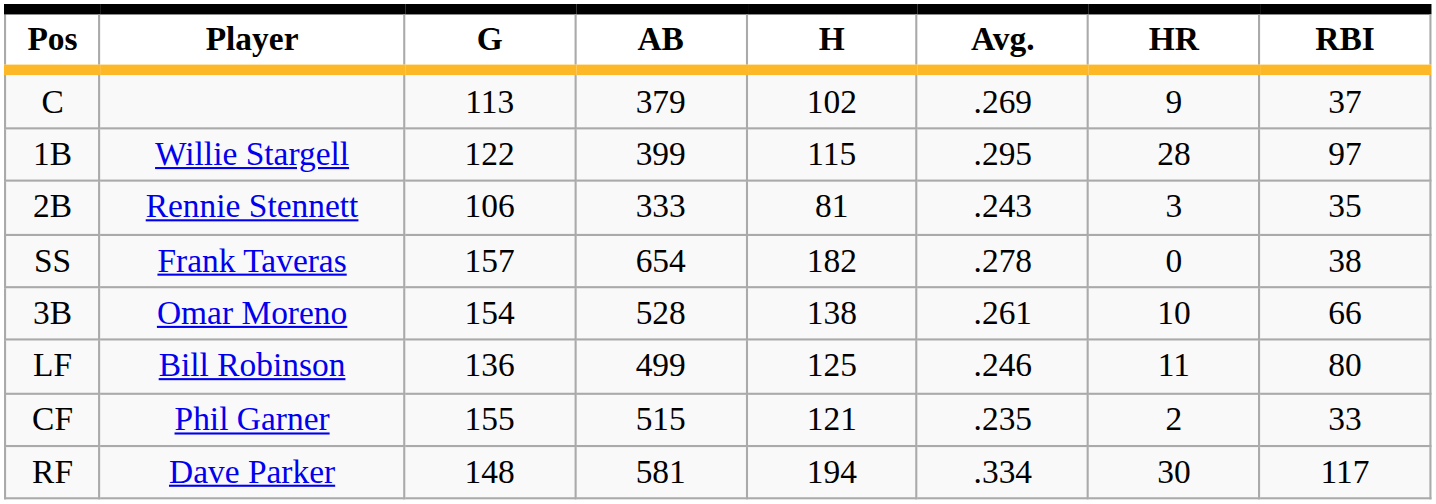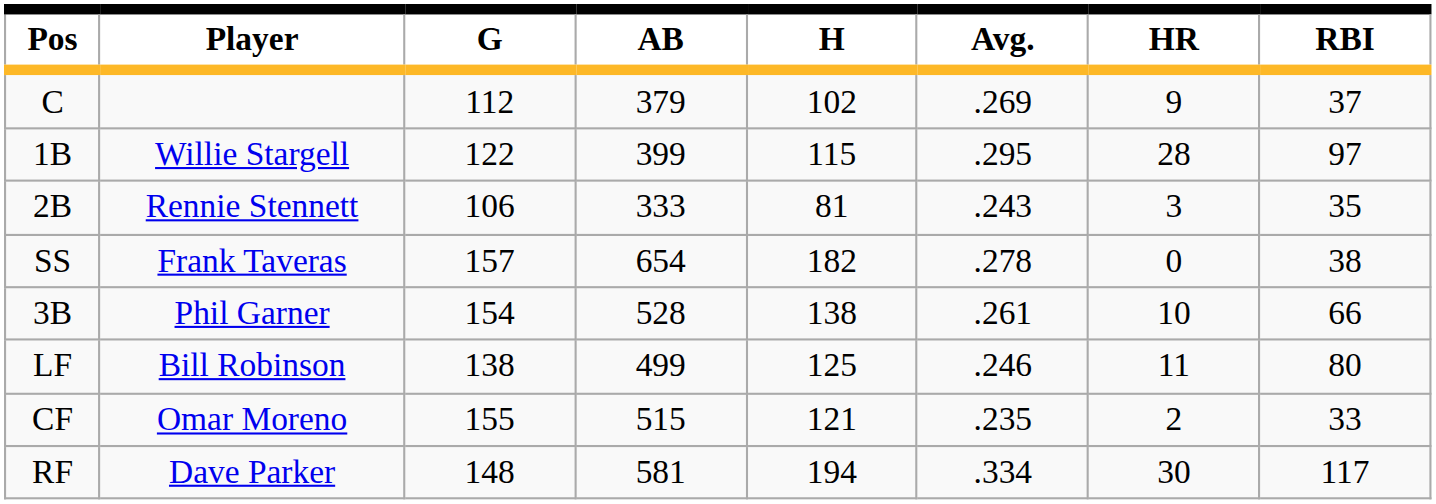(490, 100) 113 -> (490, 100) 112
(252, 312) Omar Moreno -> (252, 312) Phil Garner
(490, 365) 136 -> (490, 365) 138
(252, 418) Phil Garner -> (252, 418) Omar Moreno
